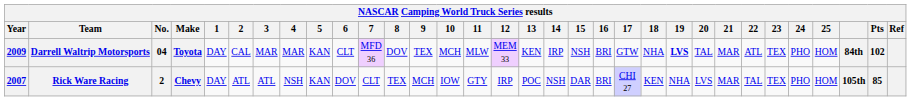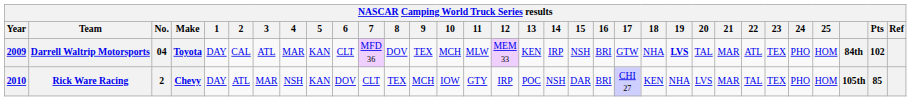(267, 52) MAR -> (267, 52) ATL
(16, 81) 2007 -> (16, 81) 2010
(267, 81) ATL -> (267, 81) MAR
